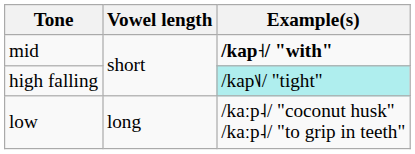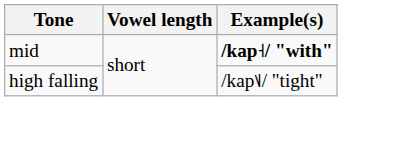(272, 80) paleturquoise background -> (272, 80) no background
- row: (23, 121)
